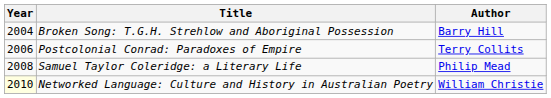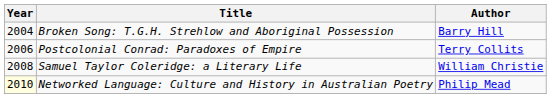(474, 67) Philip Mead -> (491, 67) William Christie
(491, 85) William Christie -> (474, 85) Philip Mead
